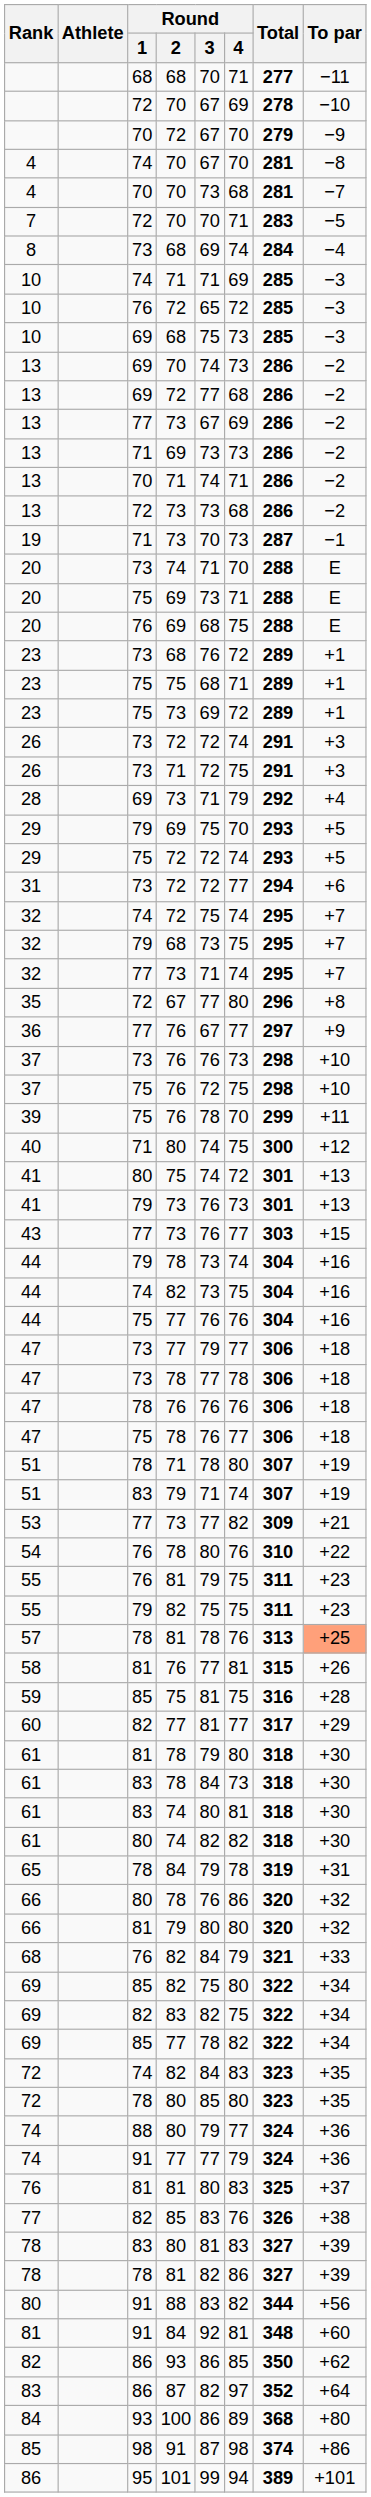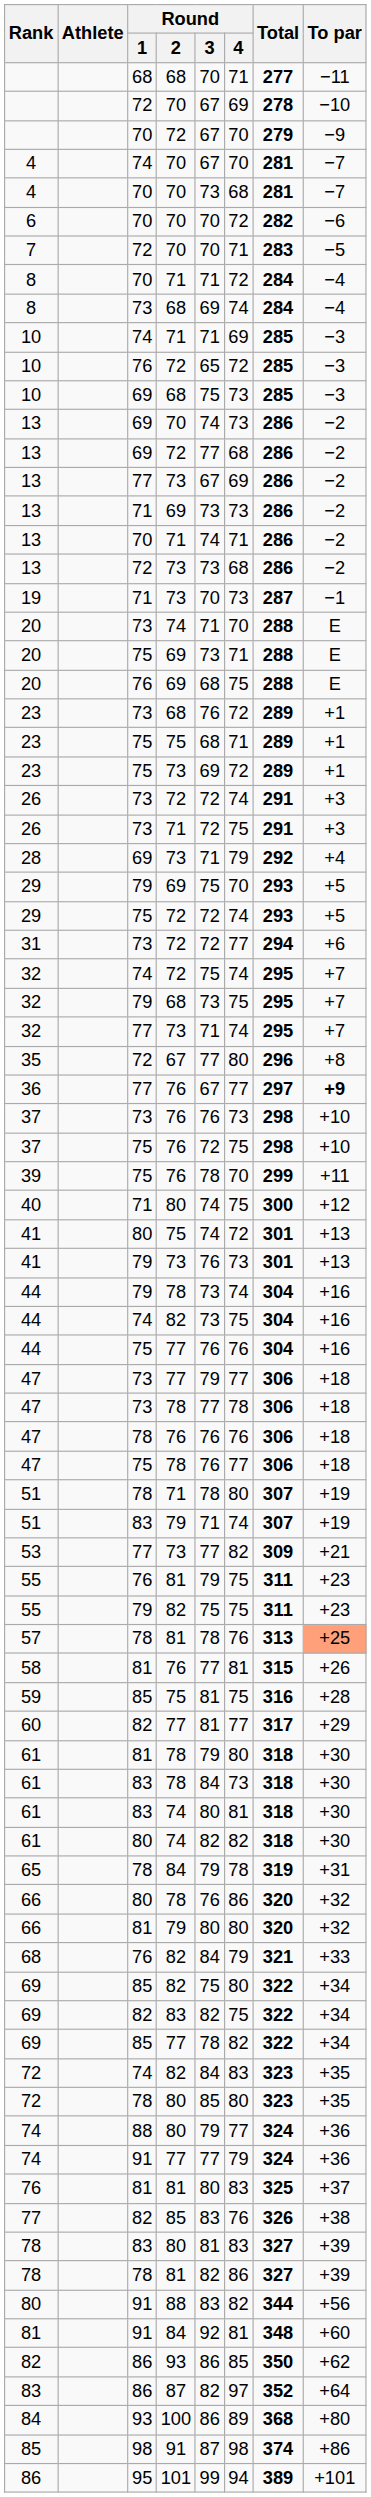(335, 163) −8 -> (335, 163) −7
+ row: (31, 221)
+ row: (31, 279)
(335, 1031) normal -> (335, 1089) bold
- row: (31, 1233)
- row: (31, 1552)
